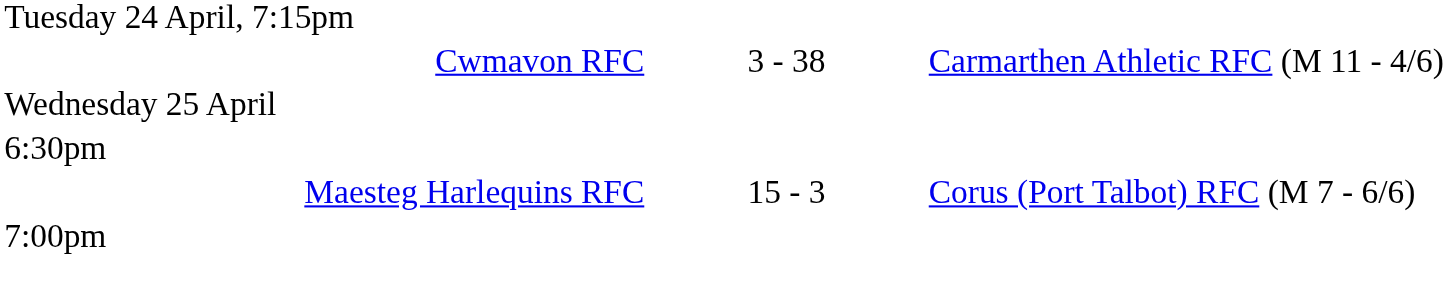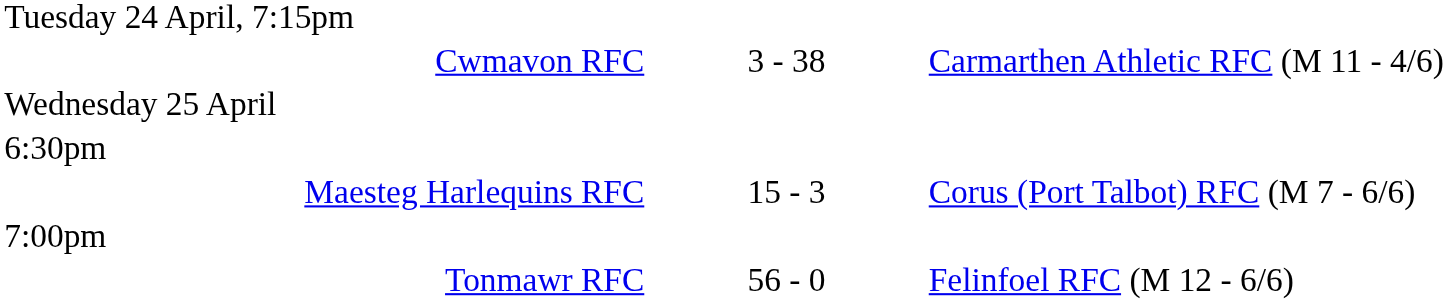+ row: (545, 280)
